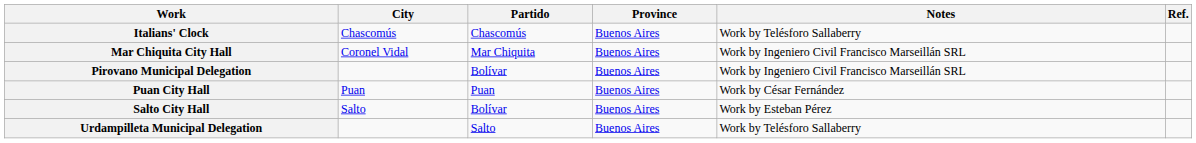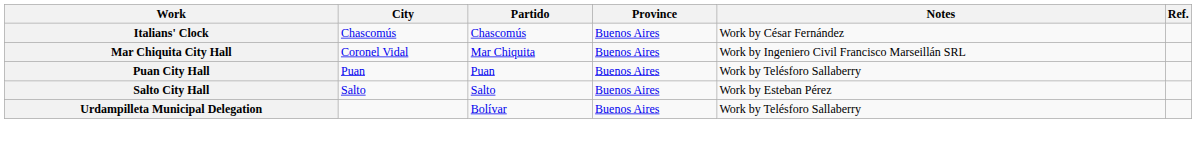(790, 33) Work by Telésforo Sallaberry -> (782, 33) Work by César Fernández
- row: (171, 71)
(782, 90) Work by César Fernández -> (790, 71) Work by Telésforo Sallaberry
(489, 109) Bolívar -> (483, 90) Salto
(483, 128) Salto -> (489, 109) Bolívar
